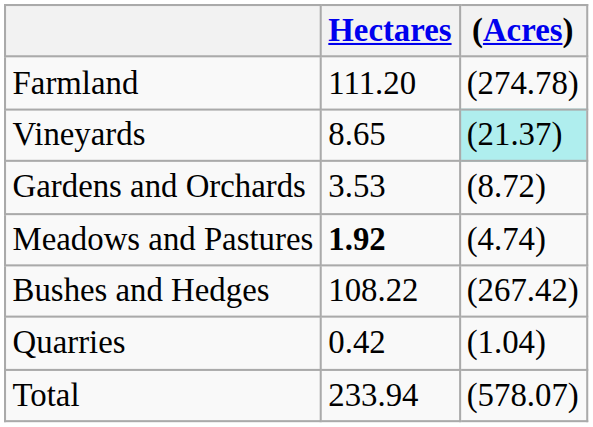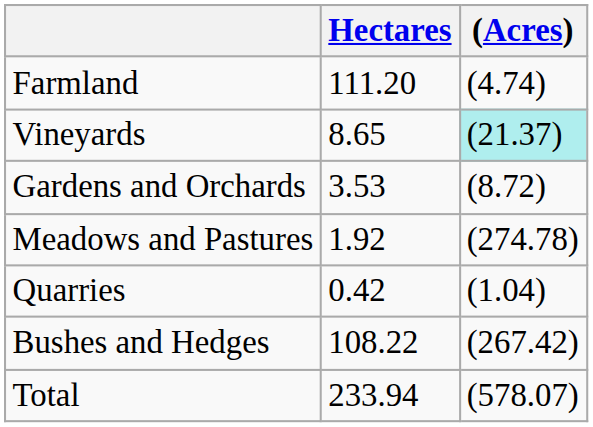(523, 82) (274.78) -> (506, 82) (4.74)
(357, 238) bold -> (357, 238) normal
(506, 238) (4.74) -> (523, 238) (274.78)
rows swapped: (141, 290) <-> (69, 342)
